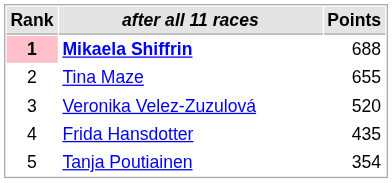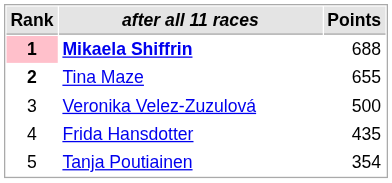(32, 78) normal -> (32, 78) bold
(366, 106) 520 -> (366, 106) 500
